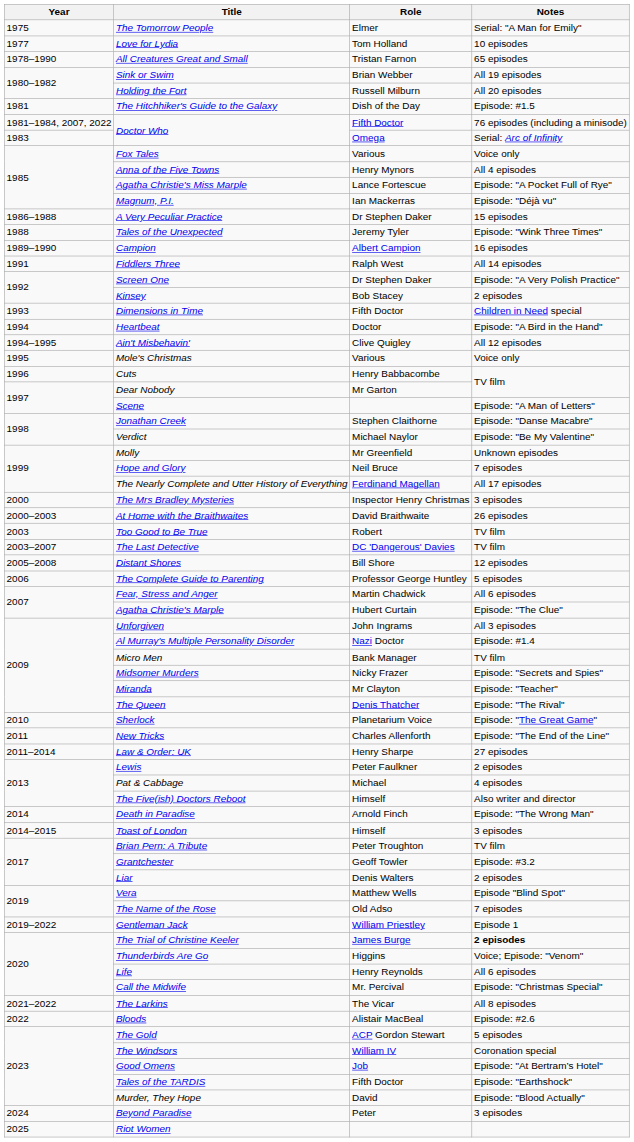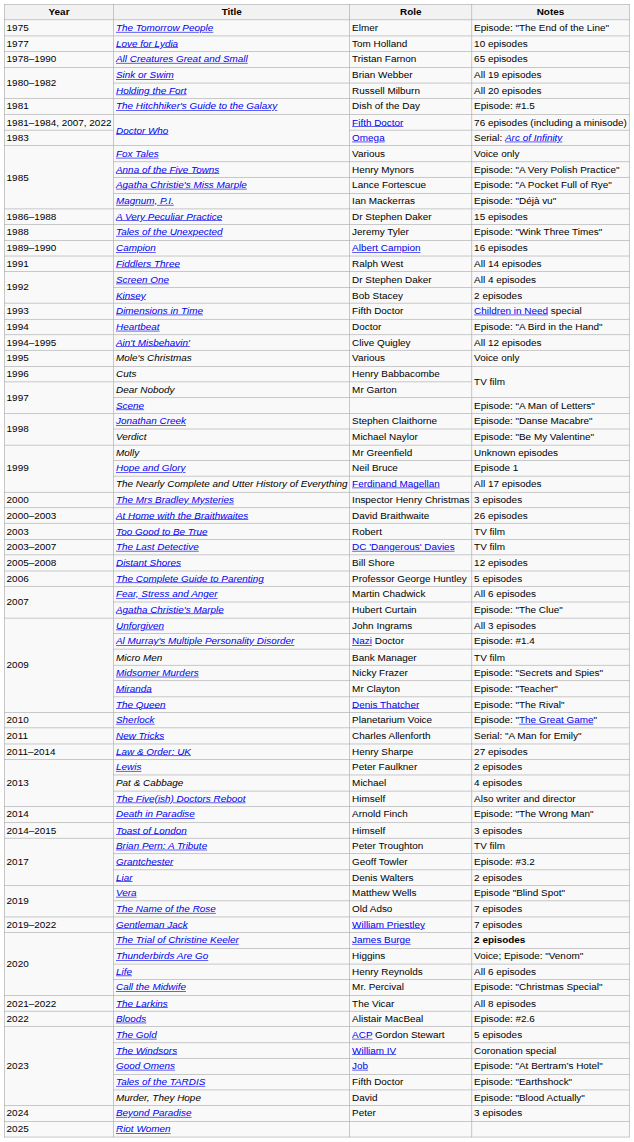(528, 28) Serial: "A Man for Emily" -> (542, 28) Episode: "The End of the Line"
(505, 169) All 4 episodes -> (547, 169) Episode: "A Very Polish Practice"
(547, 279) Episode: "A Very Polish Practice" -> (505, 279) All 4 episodes
(498, 468) 7 episodes -> (496, 468) Episode 1
(542, 736) Episode: "The End of the Line" -> (528, 736) Serial: "A Man for Emily"
(496, 924) Episode 1 -> (498, 924) 7 episodes
